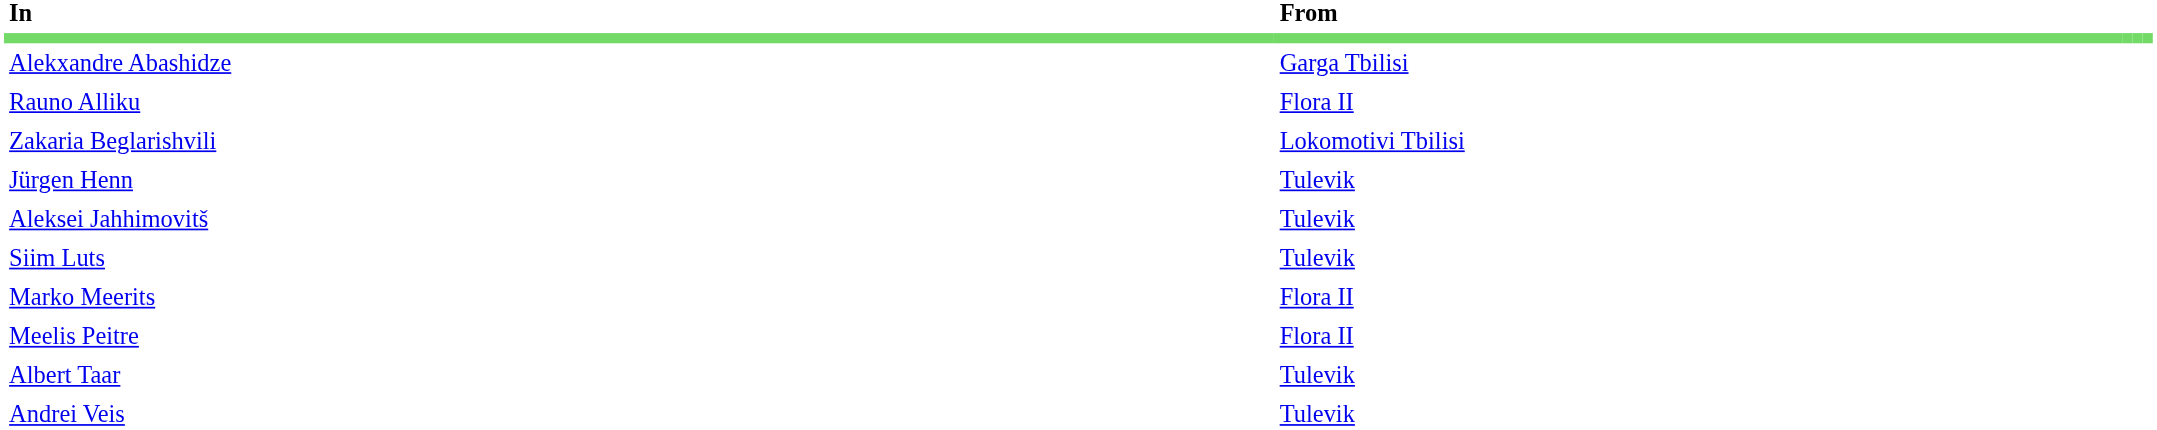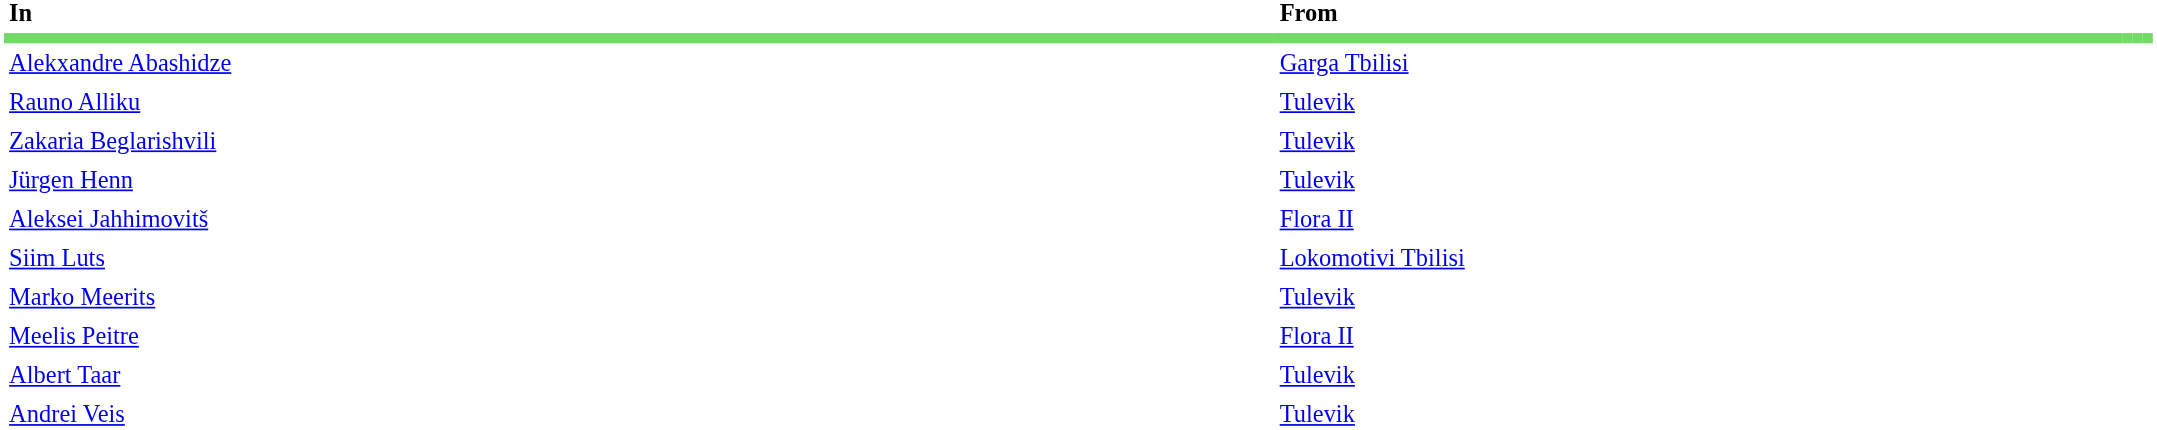(1317, 101) Flora II -> (1317, 101) Tulevik
(1372, 140) Lokomotivi Tbilisi -> (1317, 140) Tulevik
(1317, 218) Tulevik -> (1317, 218) Flora II
(1317, 258) Tulevik -> (1372, 258) Lokomotivi Tbilisi
(1317, 297) Flora II -> (1317, 297) Tulevik
